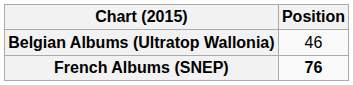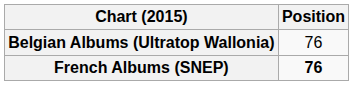(313, 42) 46 -> (313, 42) 76
